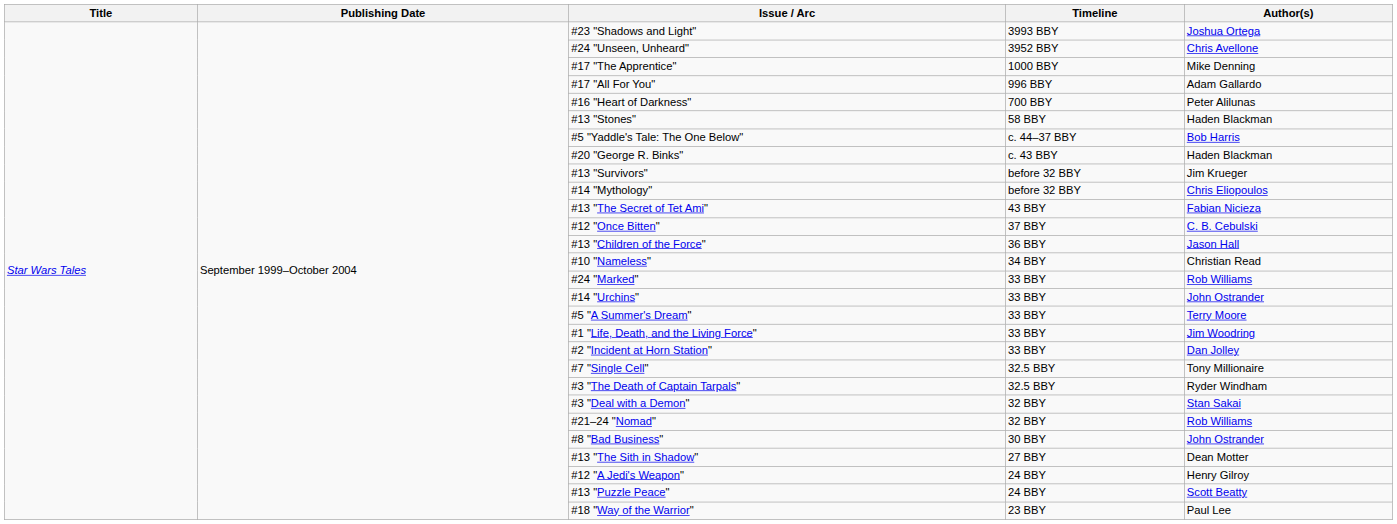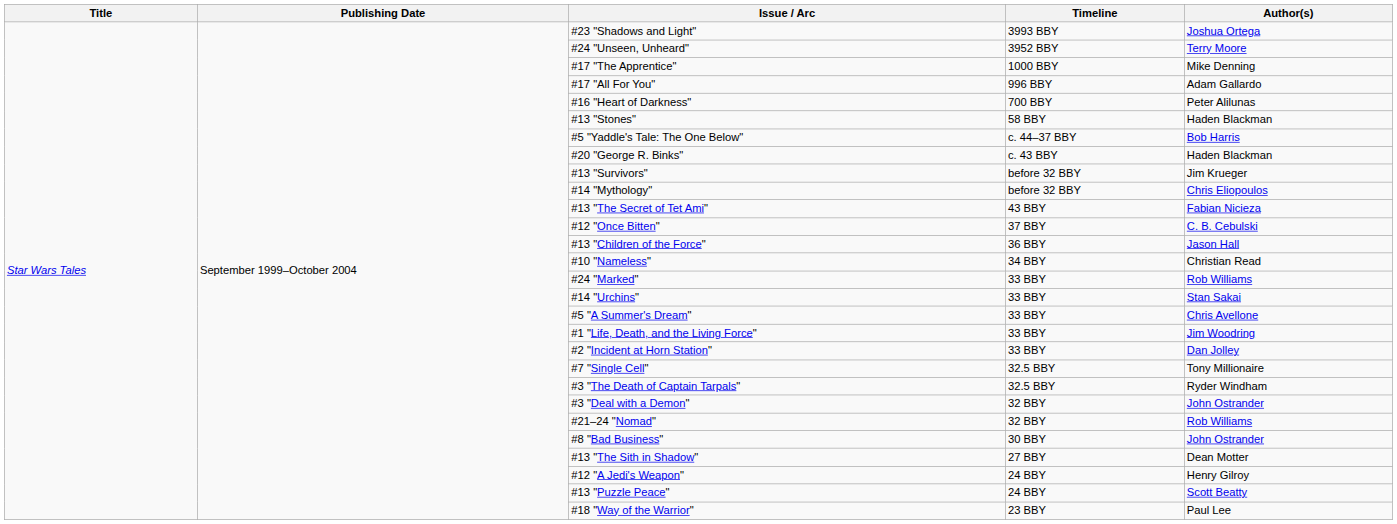(1223, 48) Chris Avellone -> (1217, 48) Terry Moore
(1225, 297) John Ostrander -> (1214, 297) Stan Sakai
(1217, 315) Terry Moore -> (1223, 315) Chris Avellone
(1214, 404) Stan Sakai -> (1225, 404) John Ostrander
